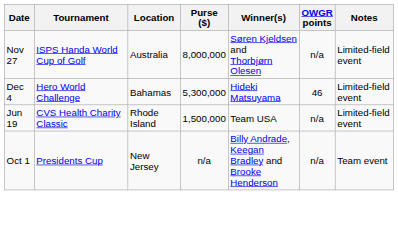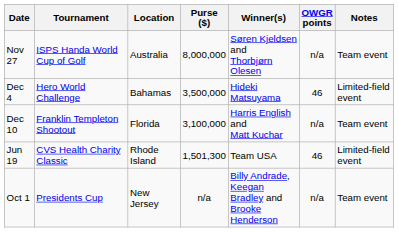(364, 55) Limited-field event -> (362, 55) Team event
(204, 92) 5,300,000 -> (204, 92) 3,500,000
+ row: (15, 124)
(204, 118) 1,500,000 -> (204, 155) 1,501,300
(317, 118) n/a -> (317, 155) 46
